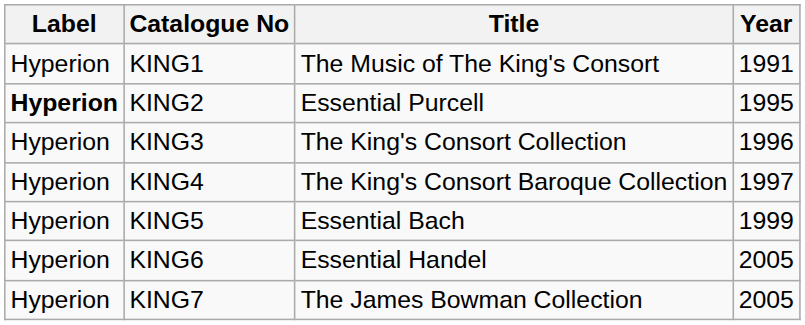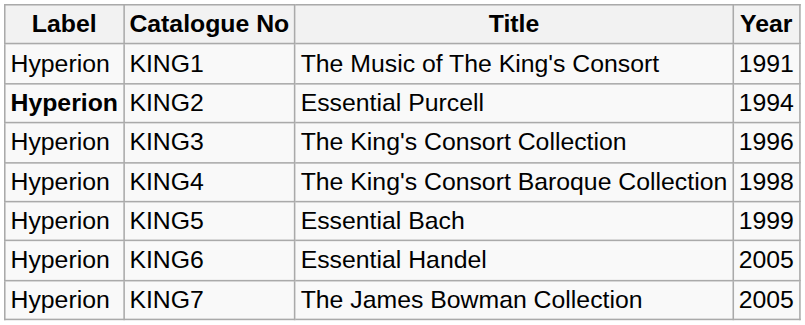(766, 102) 1995 -> (766, 102) 1994
(766, 181) 1997 -> (766, 181) 1998
